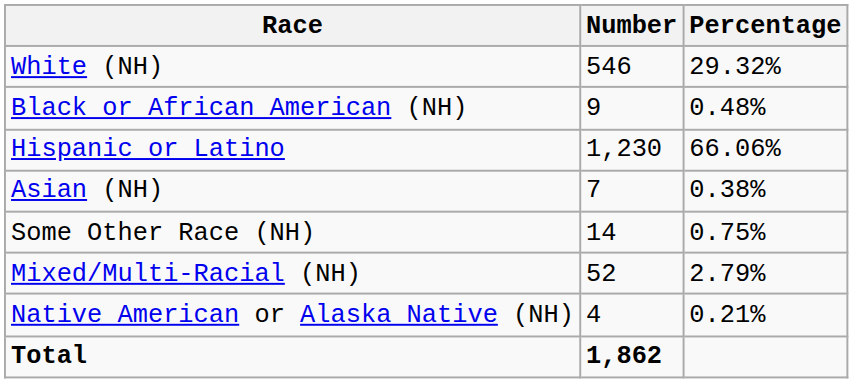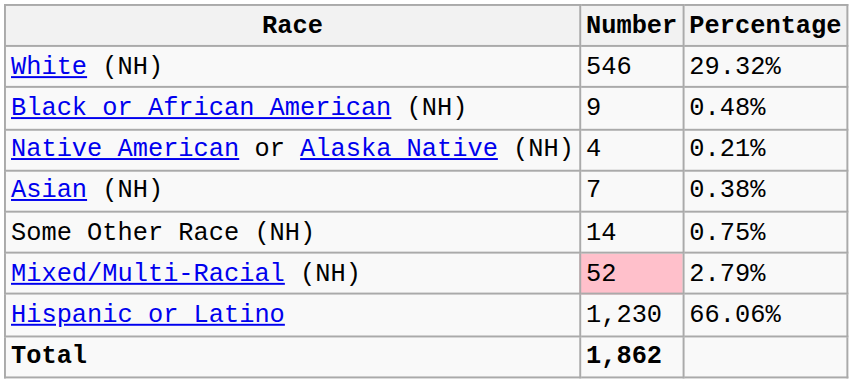rows swapped: (292, 315) <-> (148, 150)
(601, 274) no background -> (601, 274) pink background
